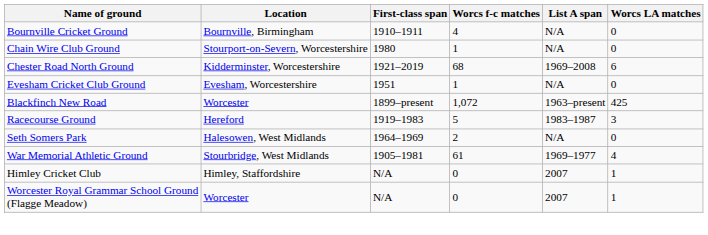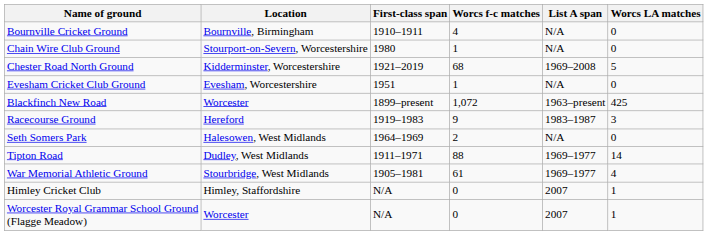(613, 66) 6 -> (613, 66) 5
(455, 119) 5 -> (455, 119) 9
+ row: (35, 155)
